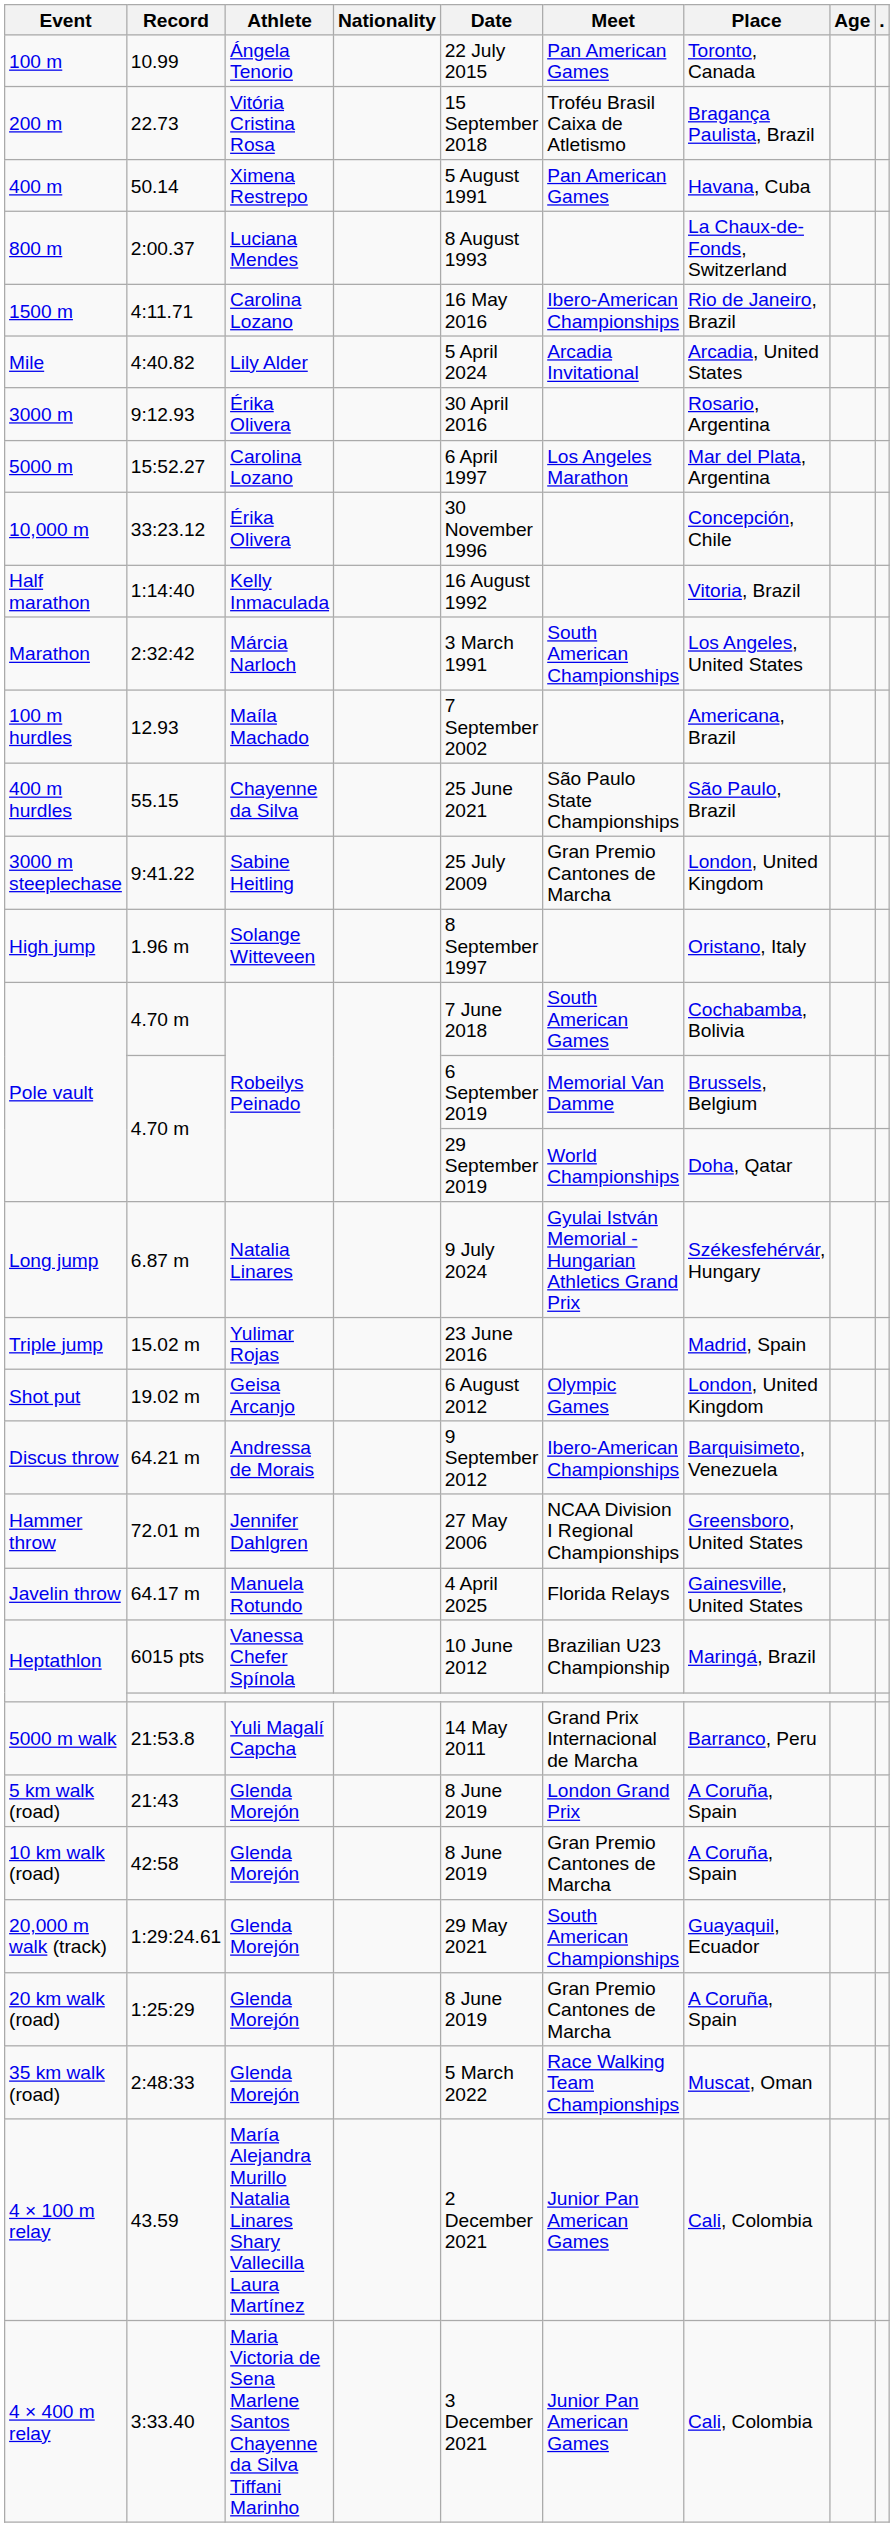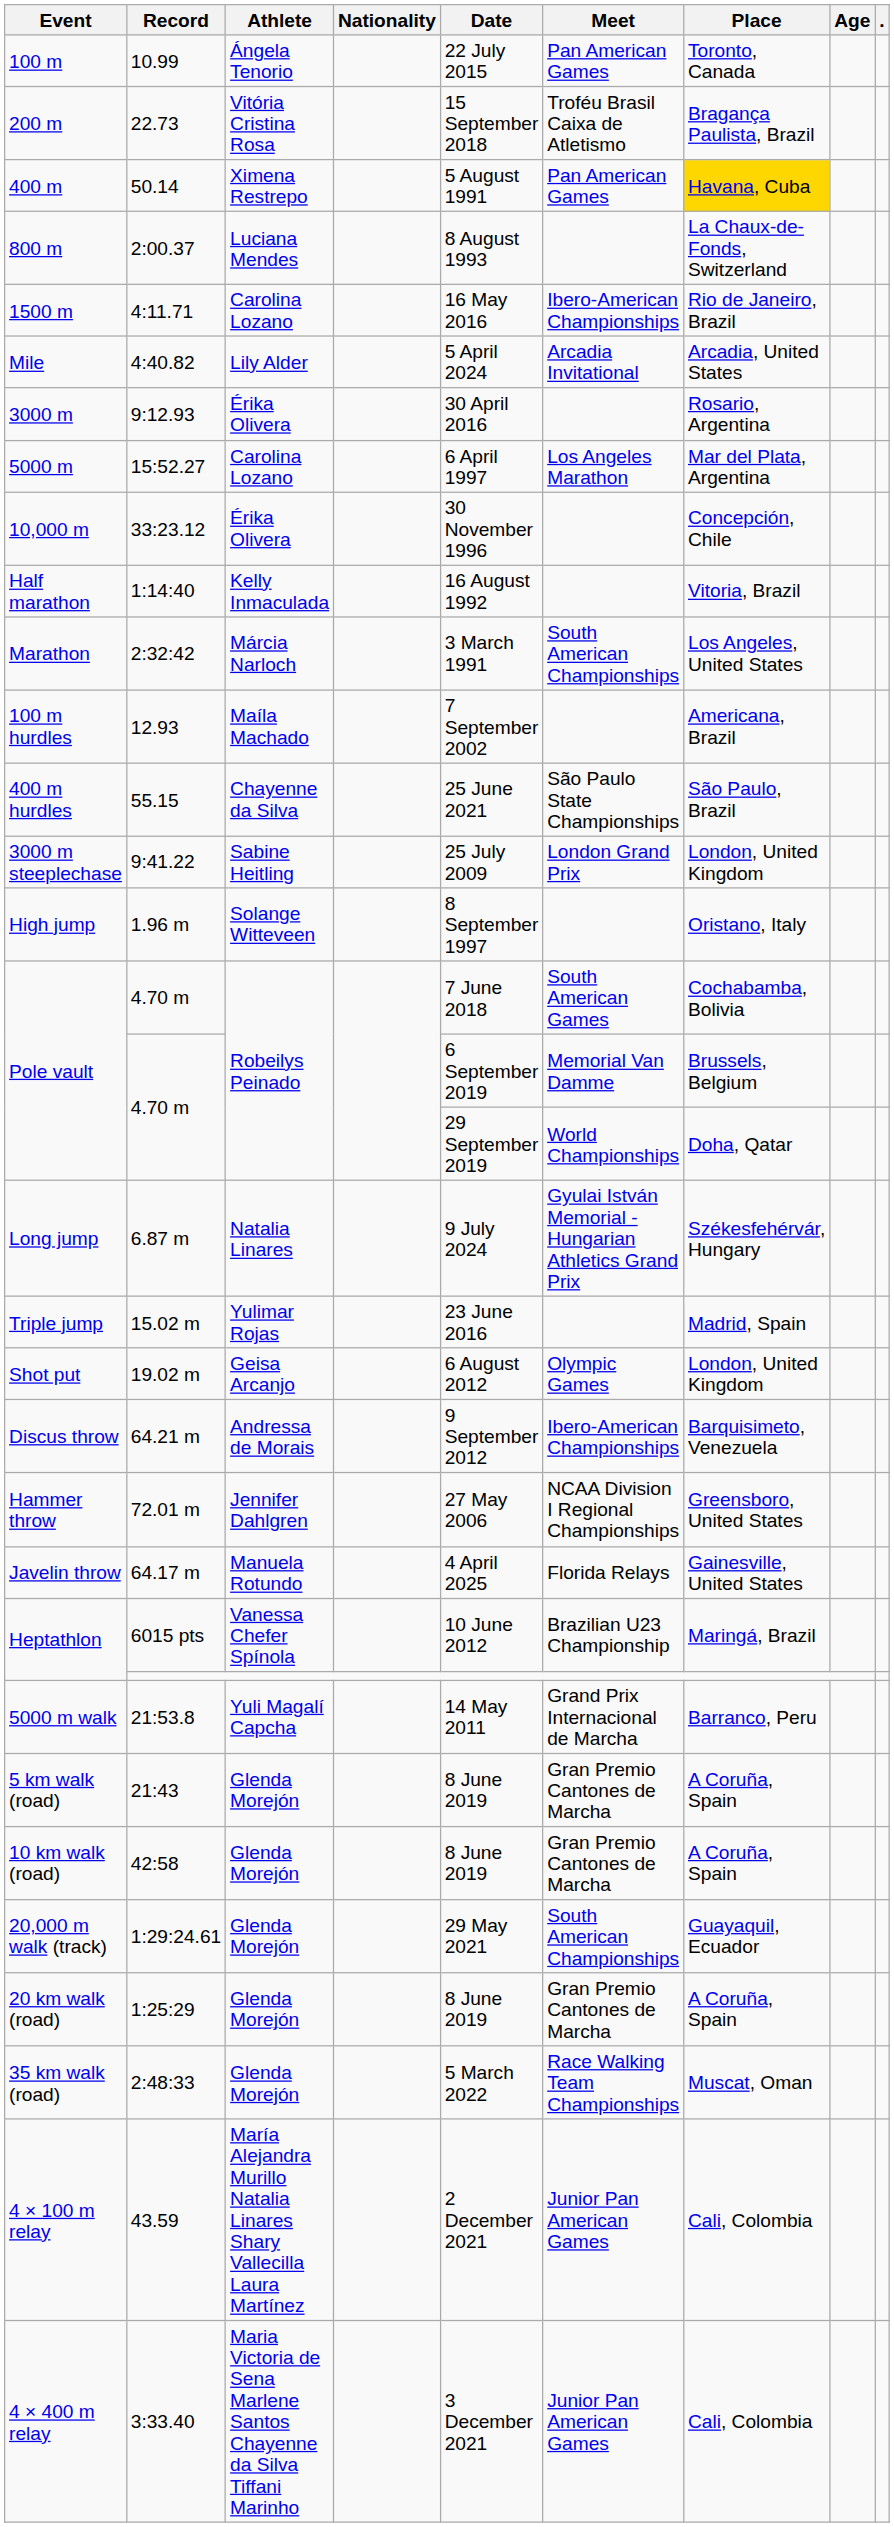(749, 186) no background -> (749, 186) gold background
(601, 873) Gran Premio Cantones de Marcha -> (608, 862) London Grand Prix
(608, 1801) London Grand Prix -> (601, 1790) Gran Premio Cantones de Marcha
